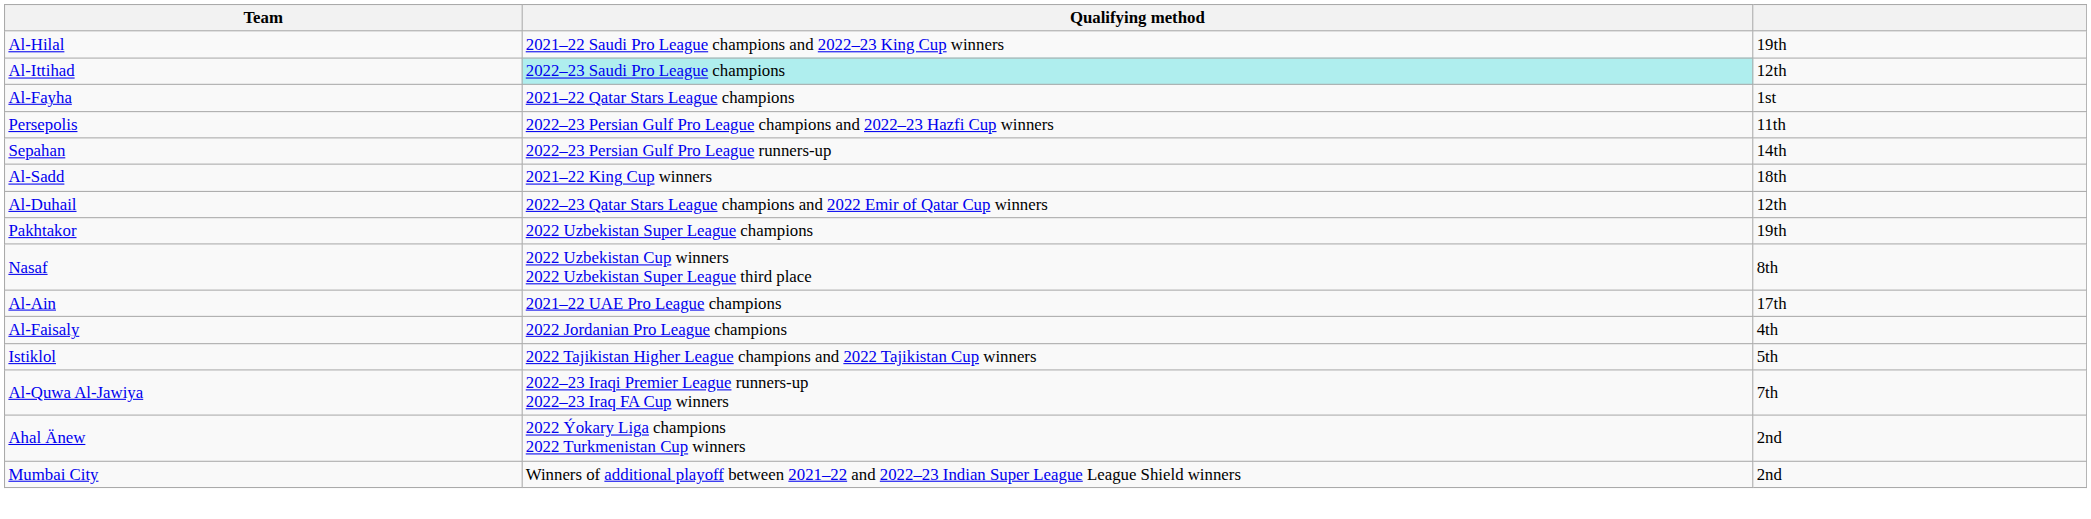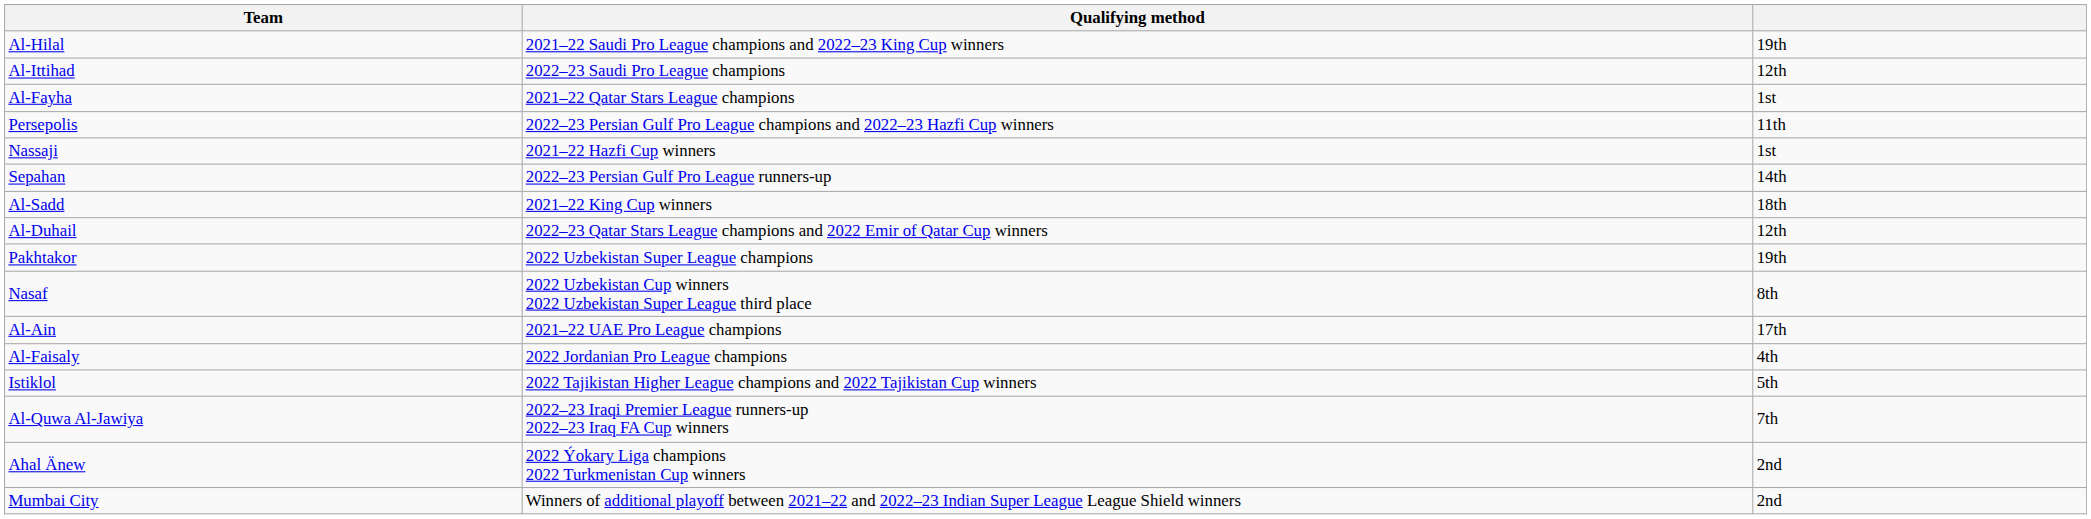(655, 71) paleturquoise background -> (655, 71) no background
+ row: (33, 151)
